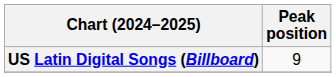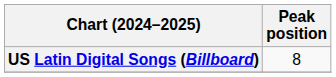(297, 59) 9 -> (297, 59) 8
